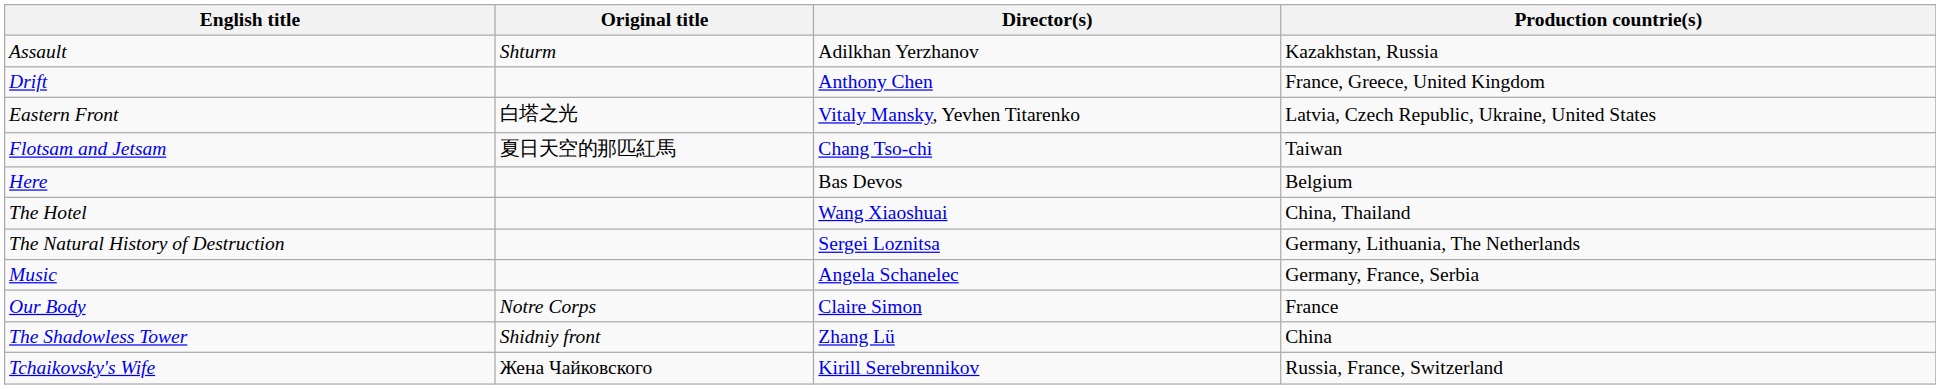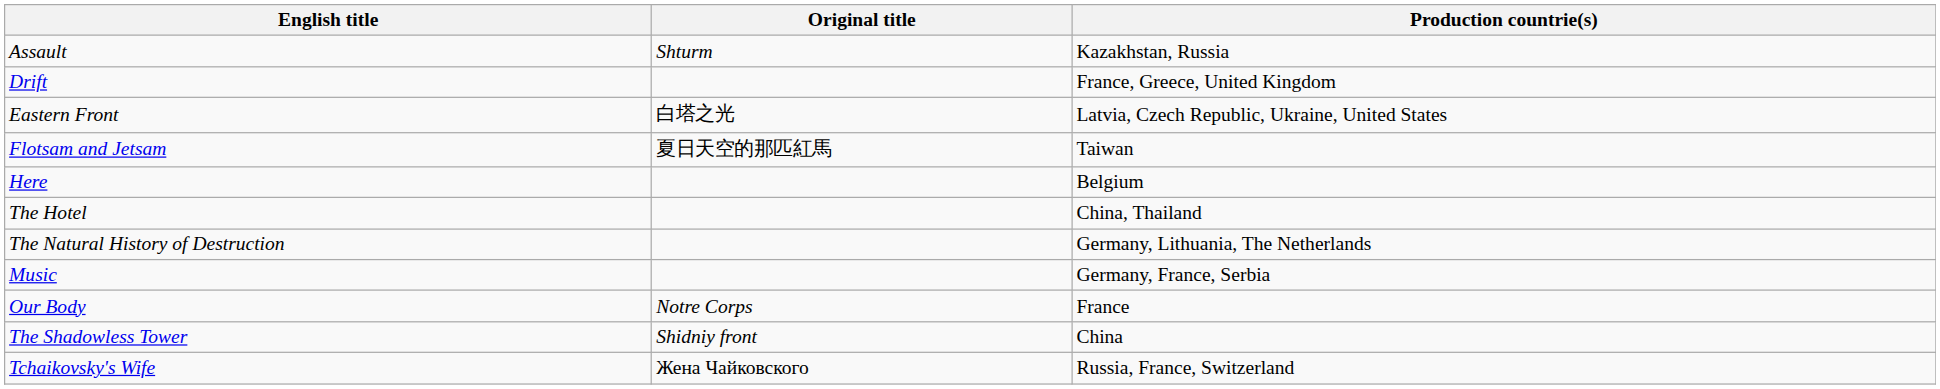- column: (1047, 19)
